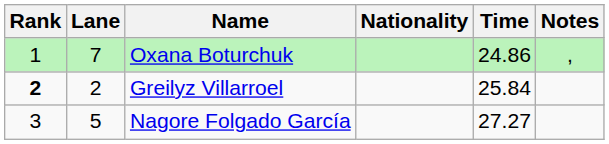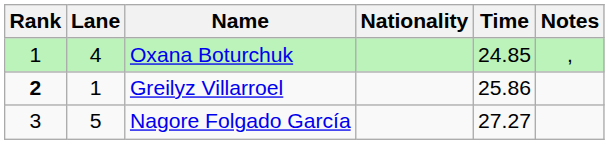(96, 54) 7 -> (96, 54) 4
(505, 54) 24.86 -> (505, 54) 24.85
(96, 88) 2 -> (96, 88) 1
(505, 88) 25.84 -> (505, 88) 25.86
